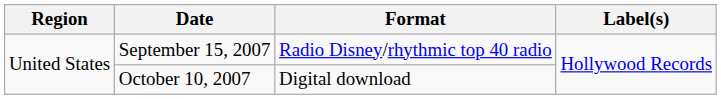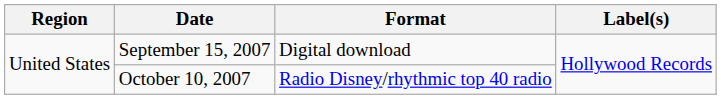(415, 49) Radio Disney/rhythmic top 40 radio -> (345, 49) Digital download
(345, 79) Digital download -> (415, 79) Radio Disney/rhythmic top 40 radio
